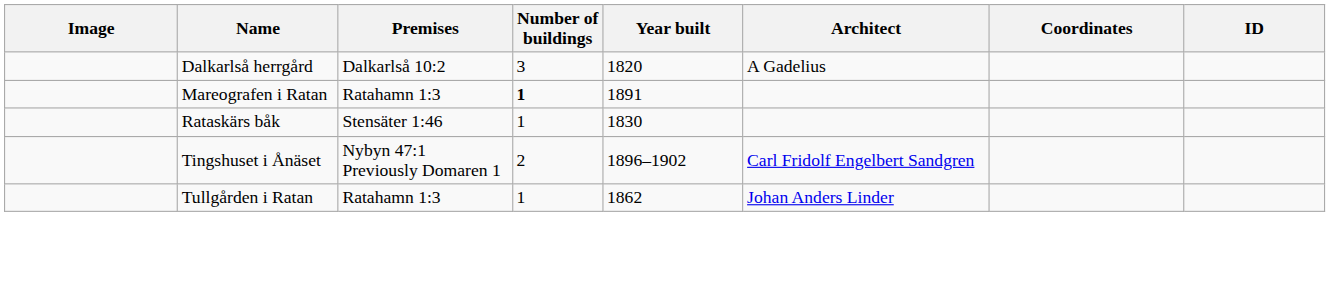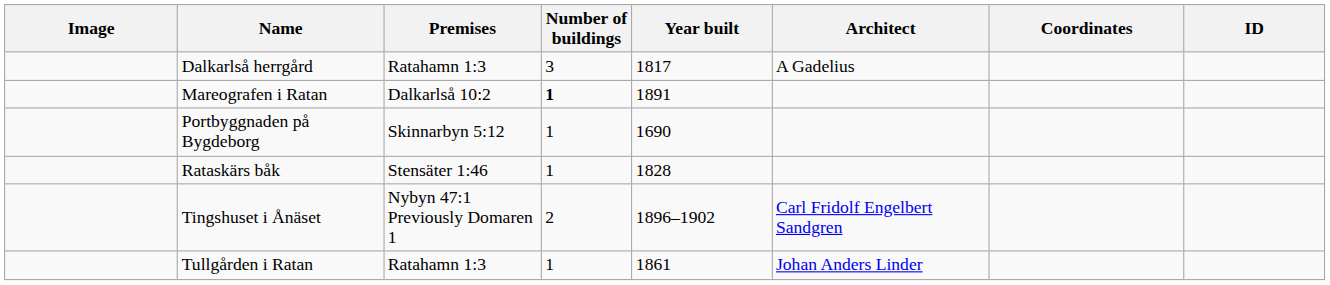(394, 66) Dalkarlså 10:2 -> (437, 66) Ratahamn 1:3
(625, 66) 1820 -> (653, 66) 1817
(392, 94) Ratahamn 1:3 -> (439, 94) Dalkarlså 10:2
+ row: (246, 131)
(625, 121) 1830 -> (653, 169) 1828
(625, 197) 1862 -> (653, 265) 1861
